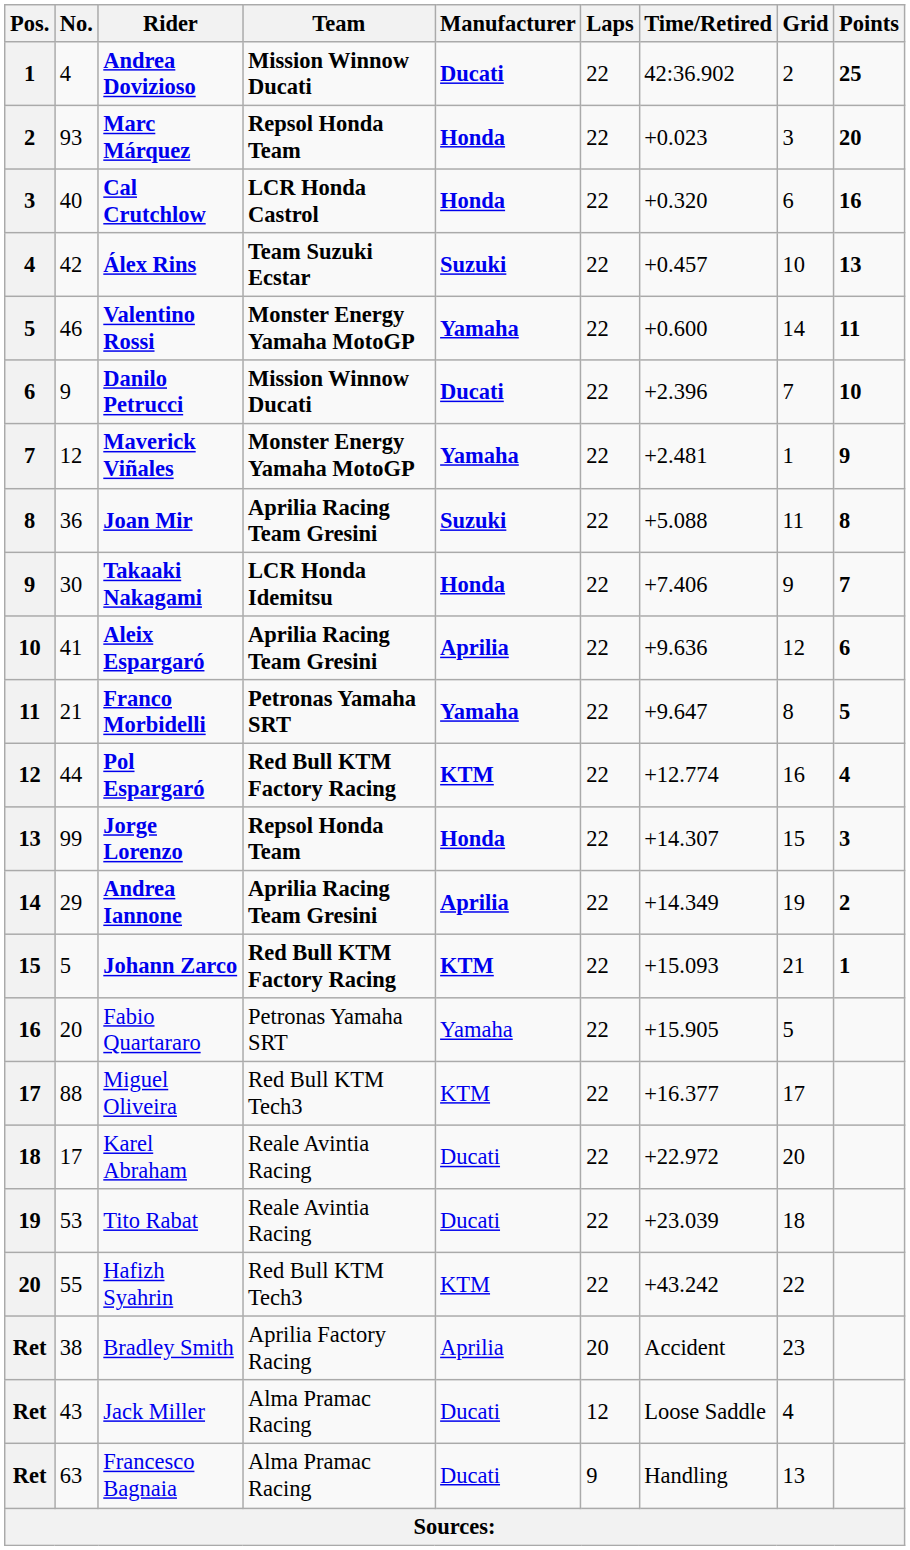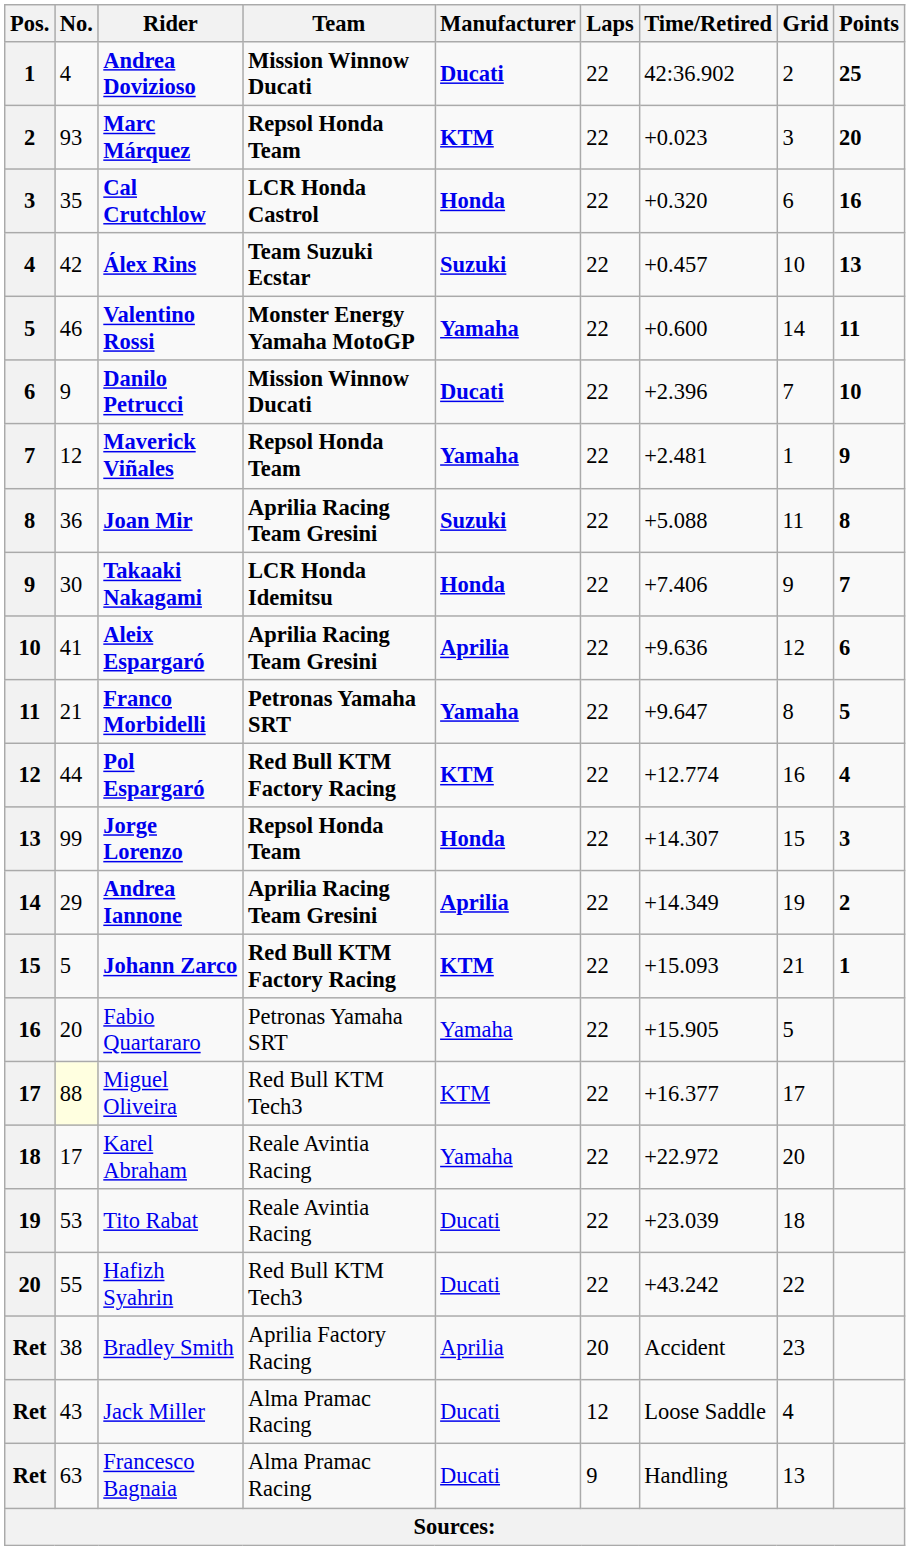(473, 137) Honda -> (467, 137) KTM
(71, 201) 40 -> (71, 201) 35
(331, 456) Monster Energy Yamaha MotoGP -> (316, 456) Repsol Honda Team
(71, 1093) no background -> (71, 1093) lightyellow background
(470, 1157) Ducati -> (476, 1157) Yamaha
(465, 1284) KTM -> (470, 1284) Ducati
